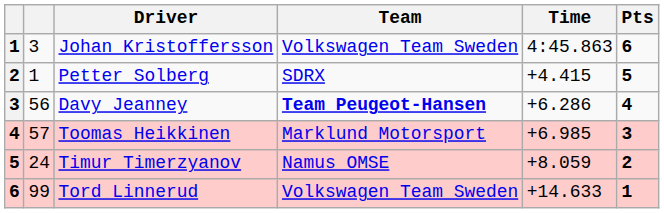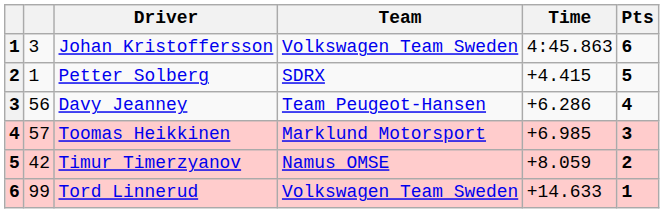(384, 106) bold -> (384, 106) normal
(39, 164) 24 -> (39, 164) 42
